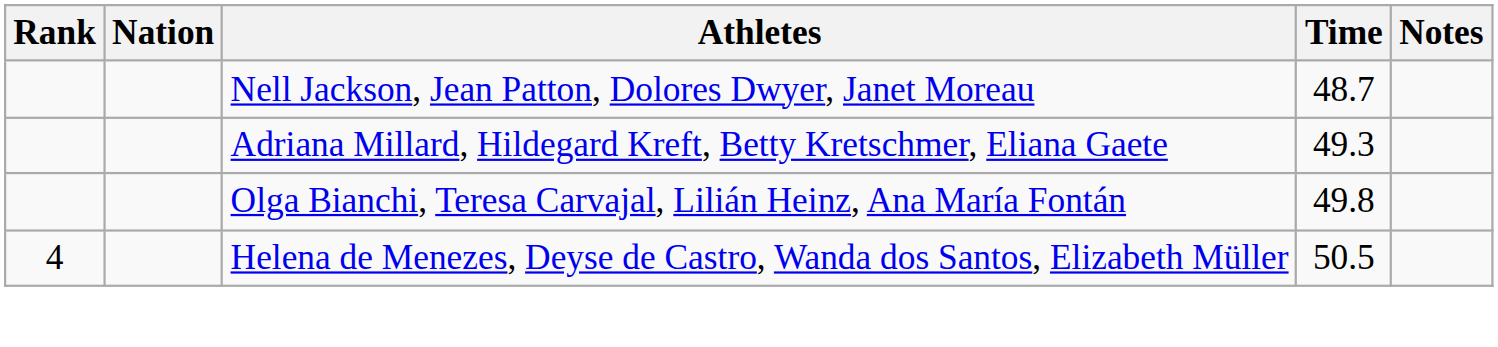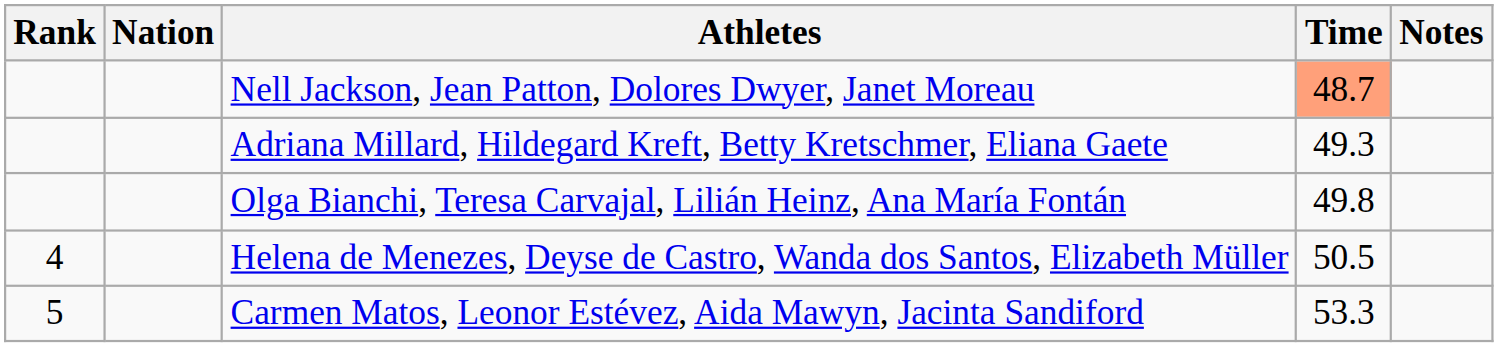(1344, 88) no background -> (1344, 88) lightsalmon background
+ row: (687, 312)
